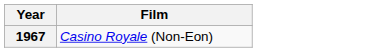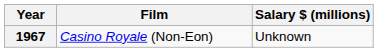+ column: (313, 15)
